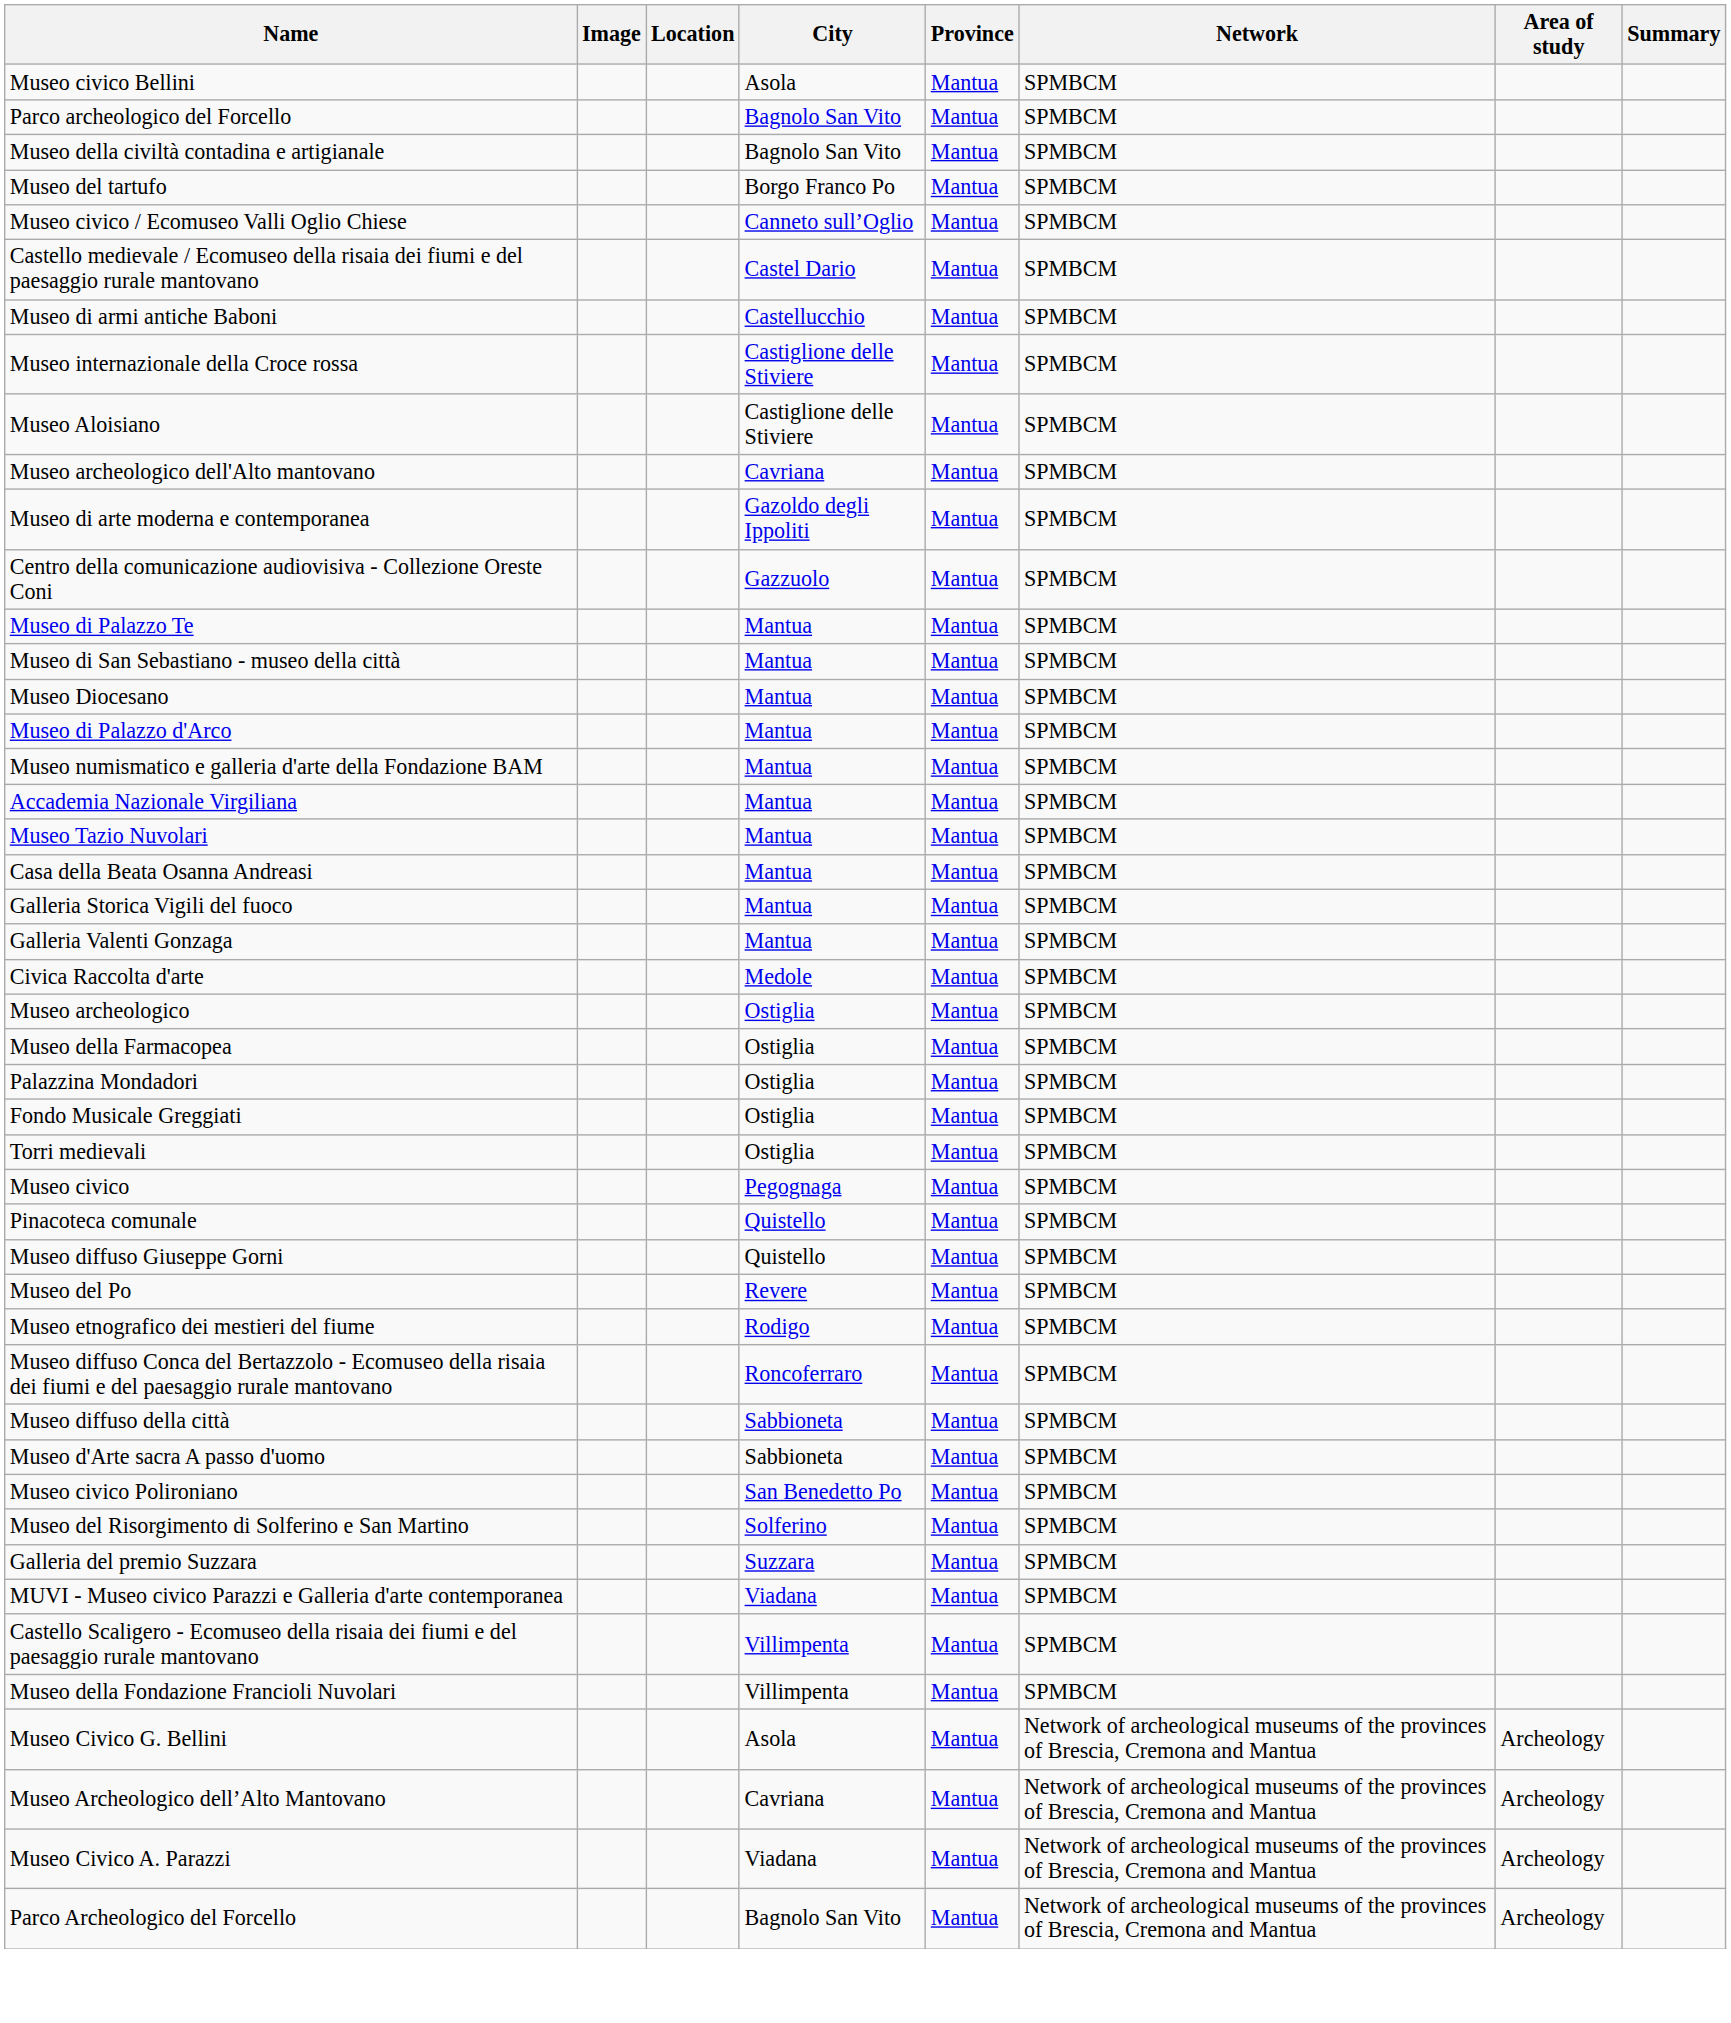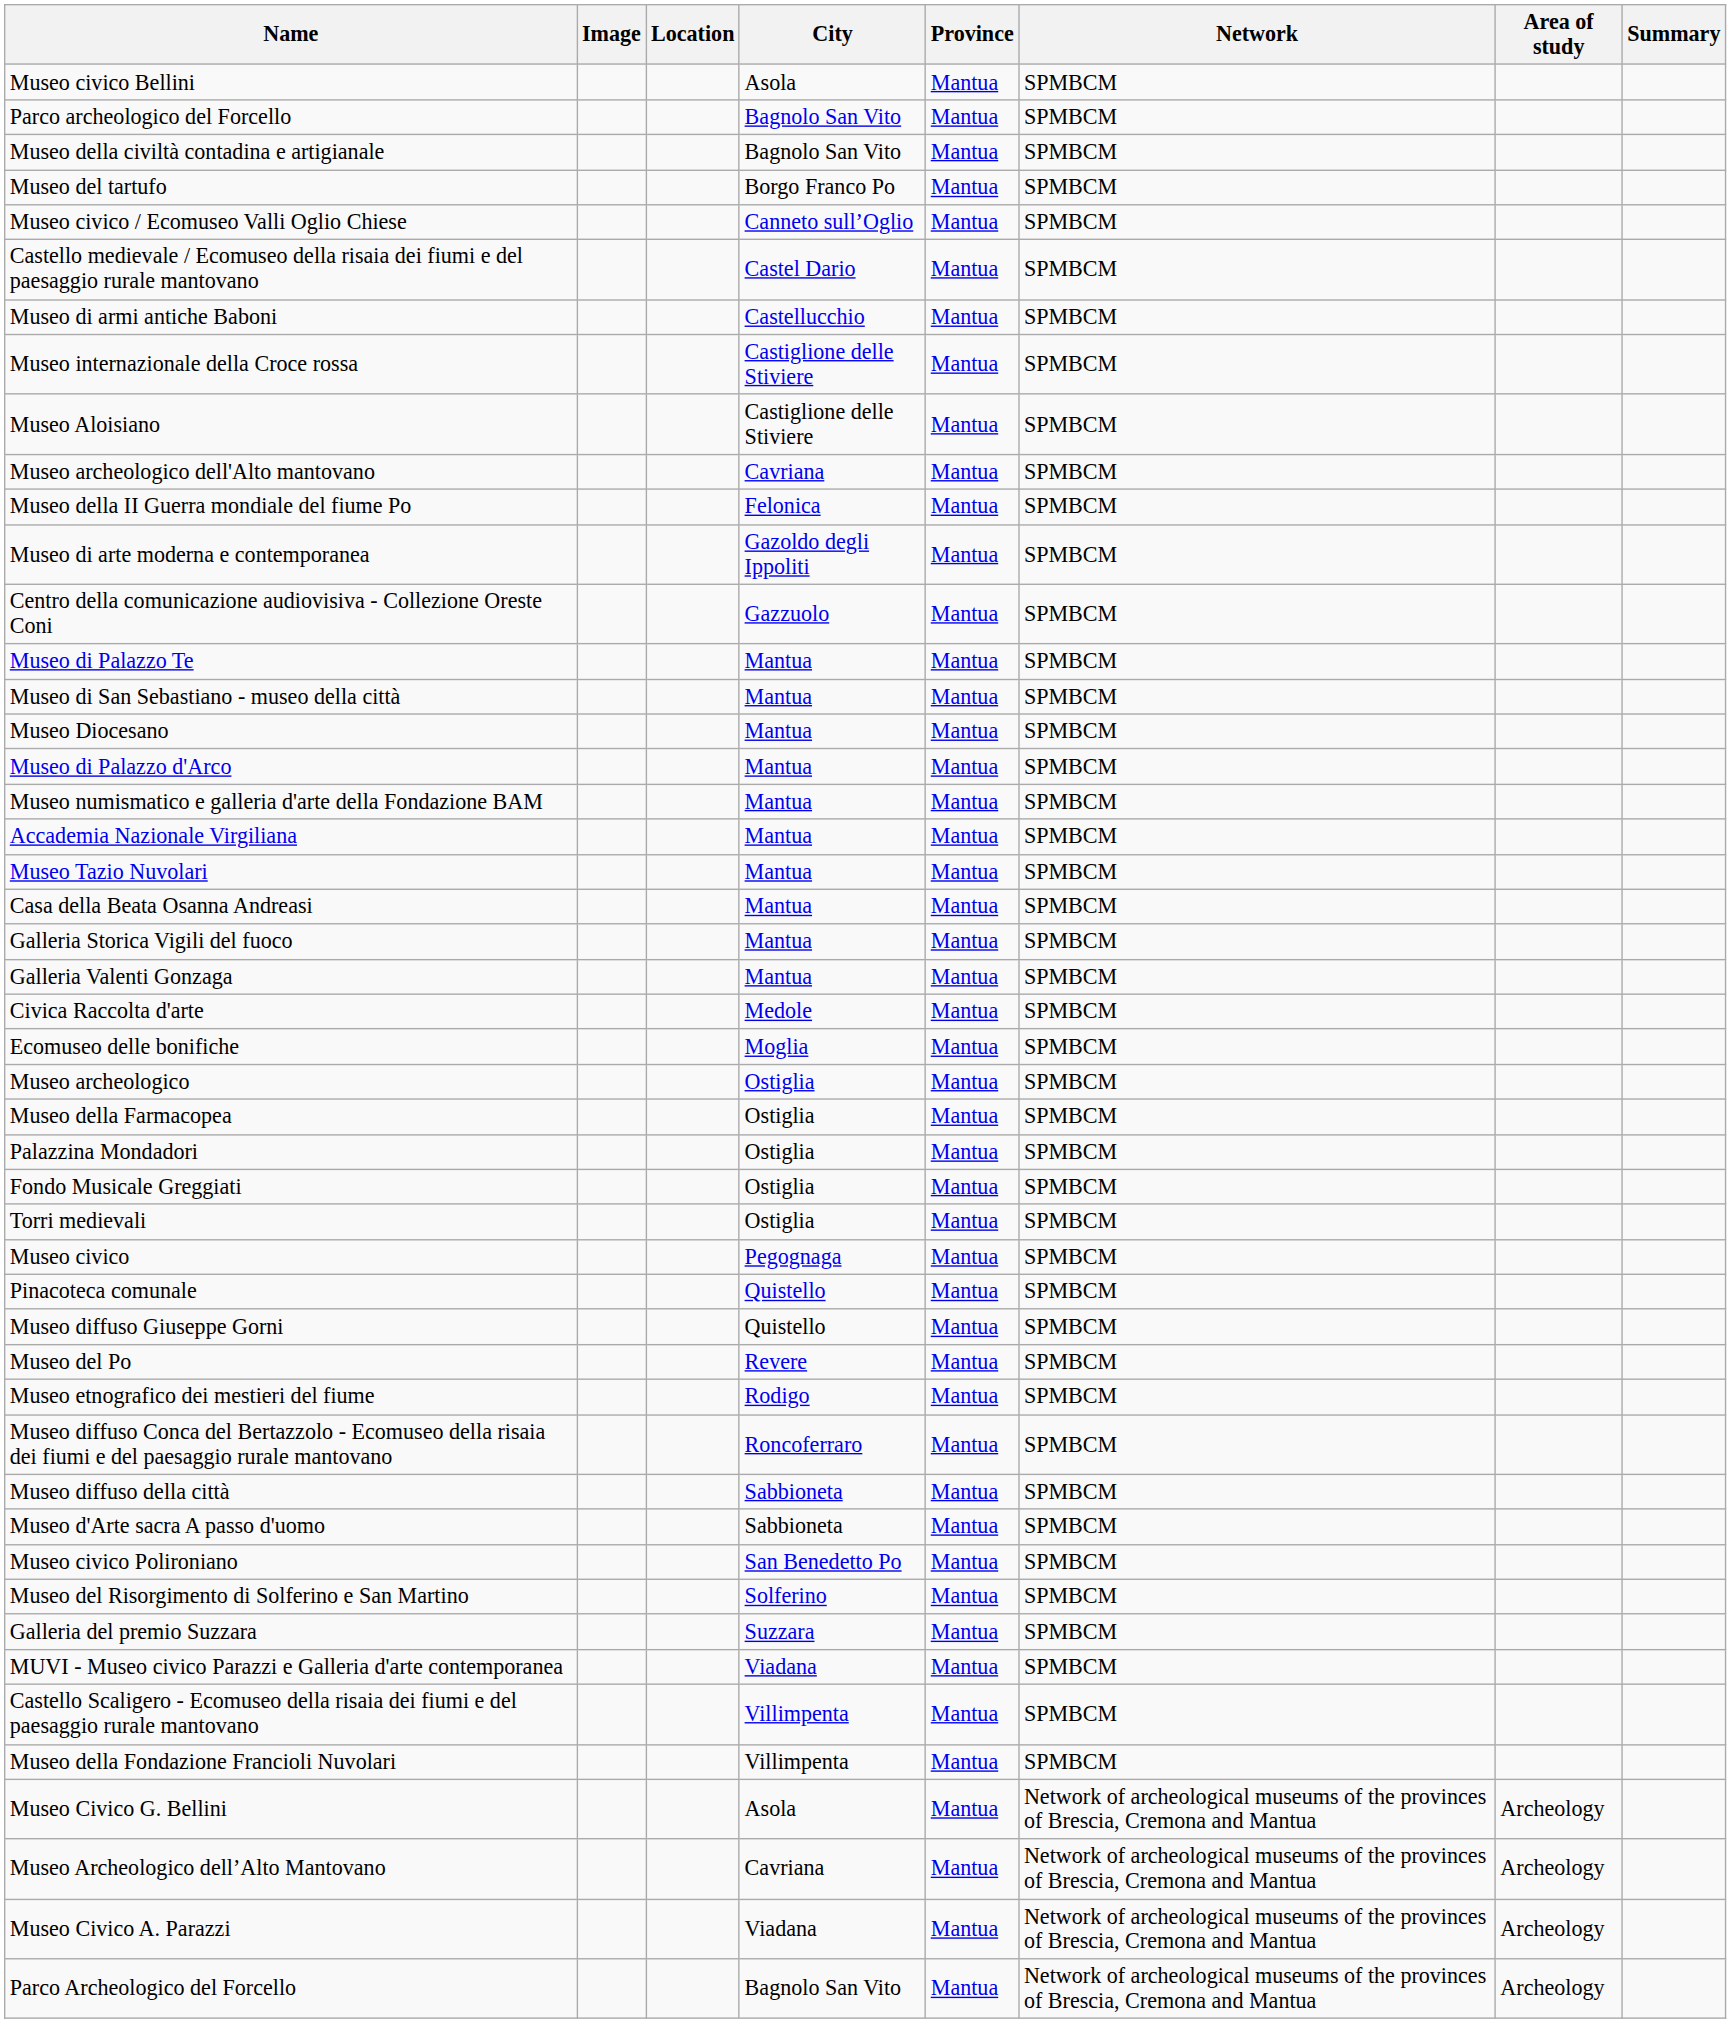+ row: (211, 506)
+ row: (124, 1046)
